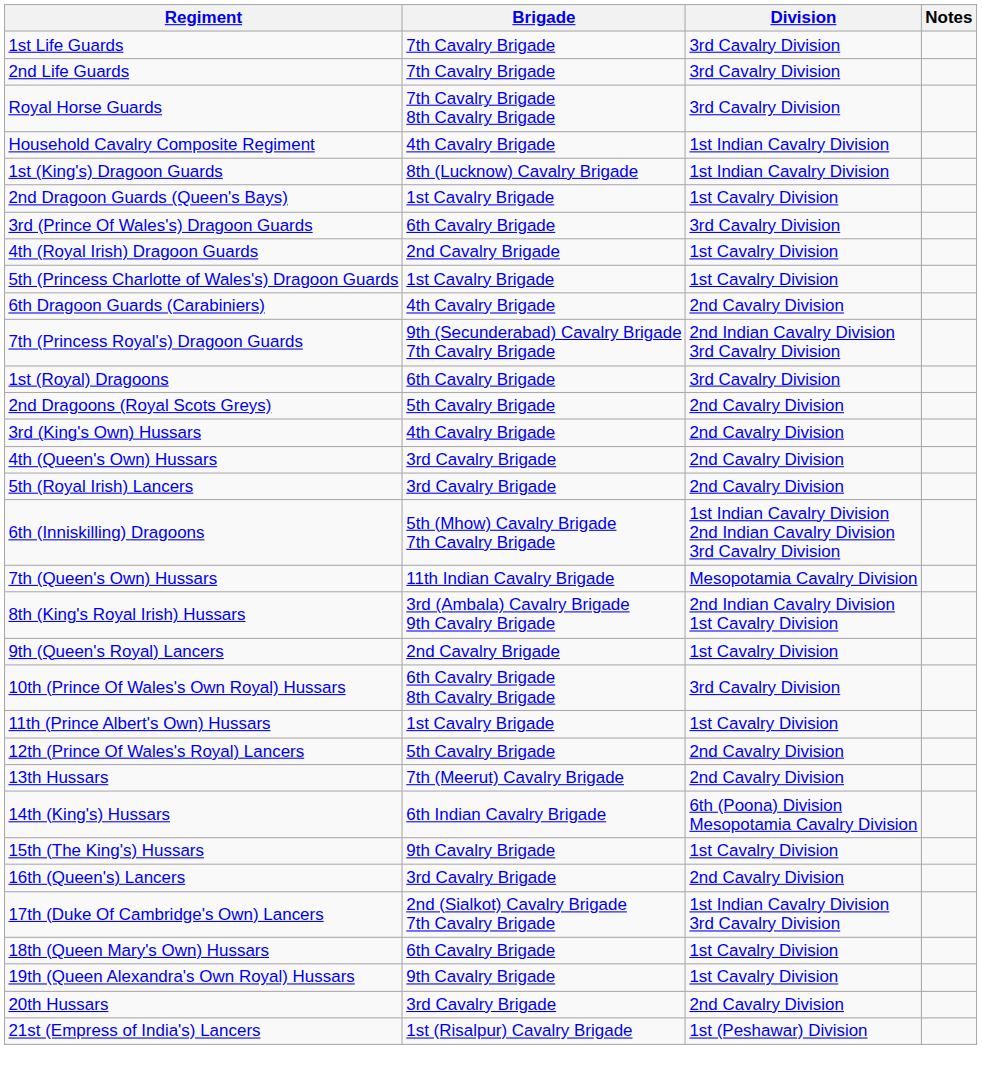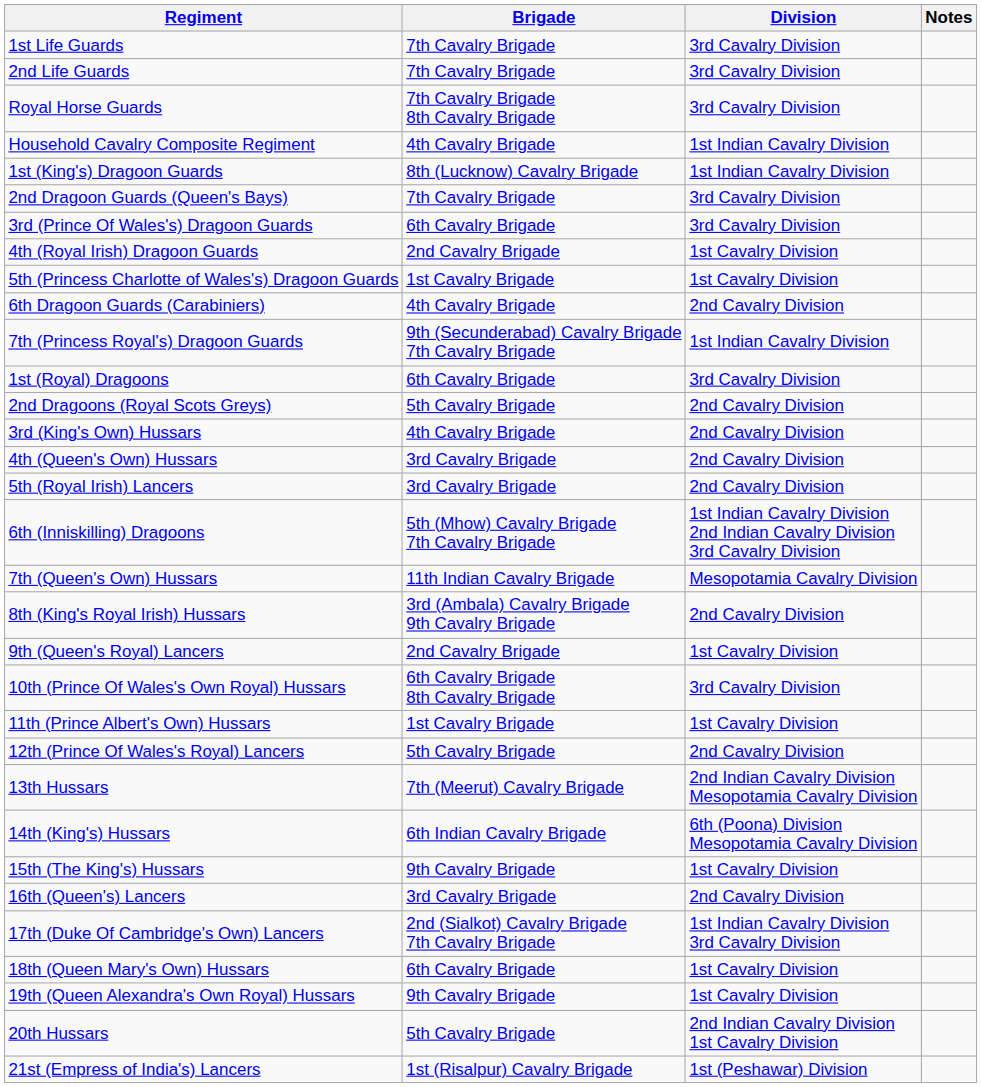(480, 198) 1st Cavalry Brigade -> (481, 198) 7th Cavalry Brigade
(764, 198) 1st Cavalry Division -> (765, 198) 3rd Cavalry Division
(792, 342) 2nd Indian Cavalry Division 3rd Cavalry Division -> (789, 342) 1st Indian Cavalry Division
(792, 614) 2nd Indian Cavalry Division 1st Cavalry Division -> (767, 614) 2nd Cavalry Division
(767, 777) 2nd Cavalry Division -> (803, 787) 2nd Indian Cavalry Division Mesopotamia Cavalry Division
(481, 1004) 3rd Cavalry Brigade -> (481, 1033) 5th Cavalry Brigade
(767, 1004) 2nd Cavalry Division -> (792, 1033) 2nd Indian Cavalry Division 1st Cavalry Division
